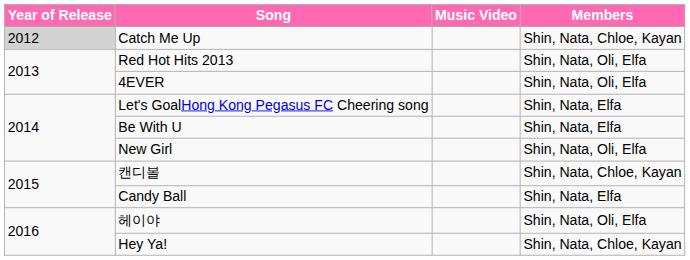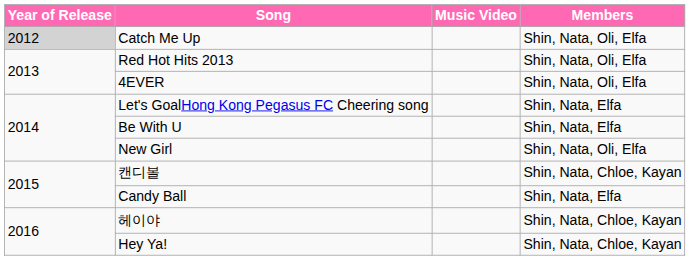(603, 37) Shin, Nata, Chloe, Kayan -> (585, 37) Shin, Nata, Oli, Elfa
(585, 220) Shin, Nata, Oli, Elfa -> (603, 220) Shin, Nata, Chloe, Kayan
